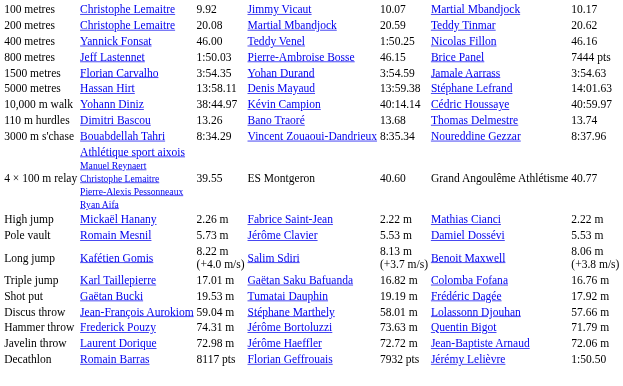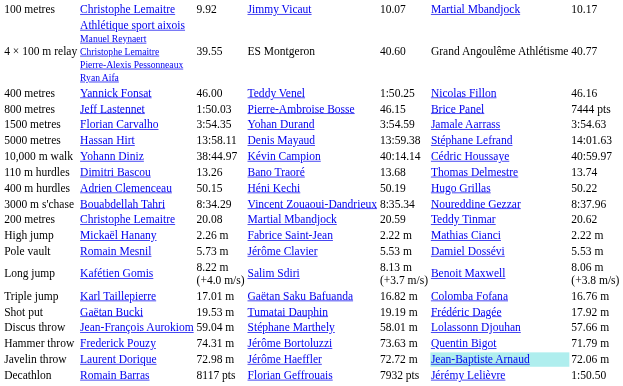rows swapped: (30, 25) <-> (41, 178)
+ row: (37, 188)
(480, 343) no background -> (480, 359) paleturquoise background
